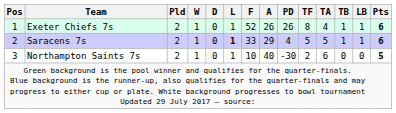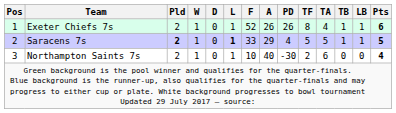(177, 41) normal -> (177, 41) bold
(381, 41) 6 -> (381, 41) 5
(381, 56) 5 -> (381, 56) 4
